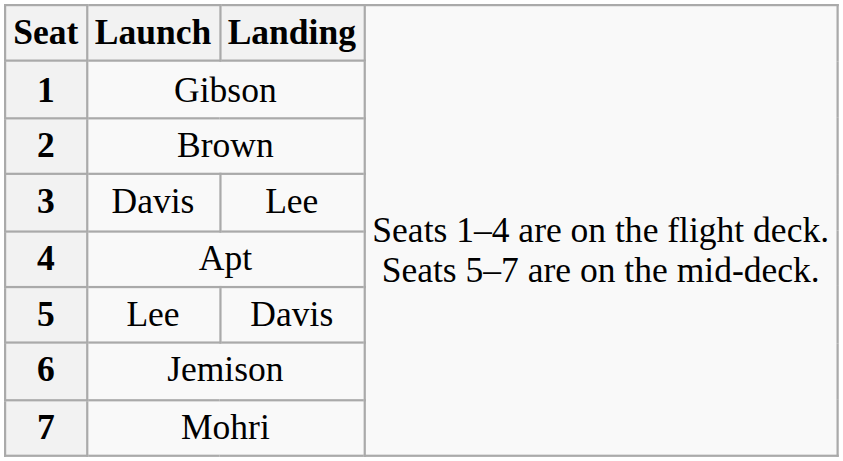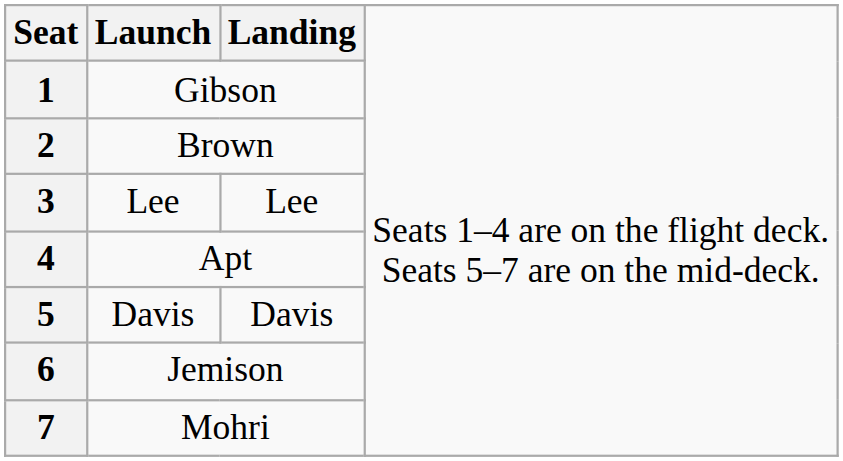(153, 201) Davis -> (153, 201) Lee
(153, 314) Lee -> (153, 314) Davis
